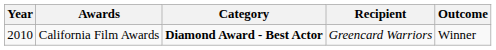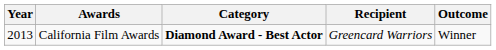(20, 34) 2010 -> (20, 34) 2013
